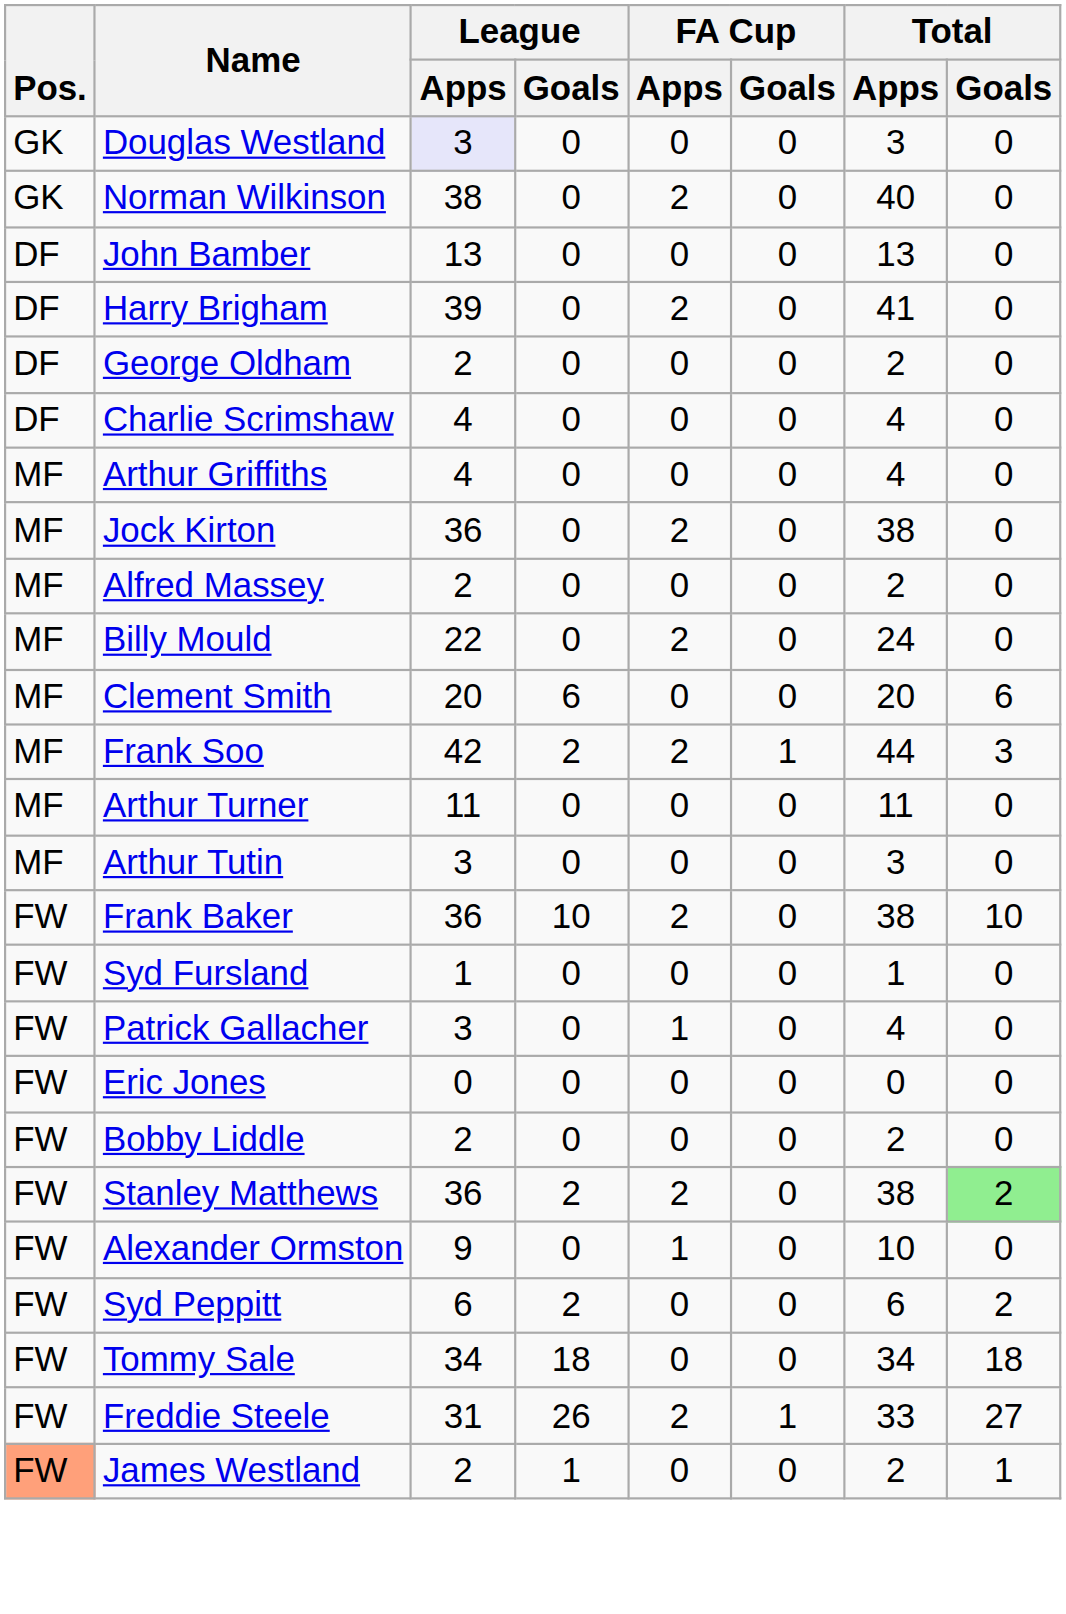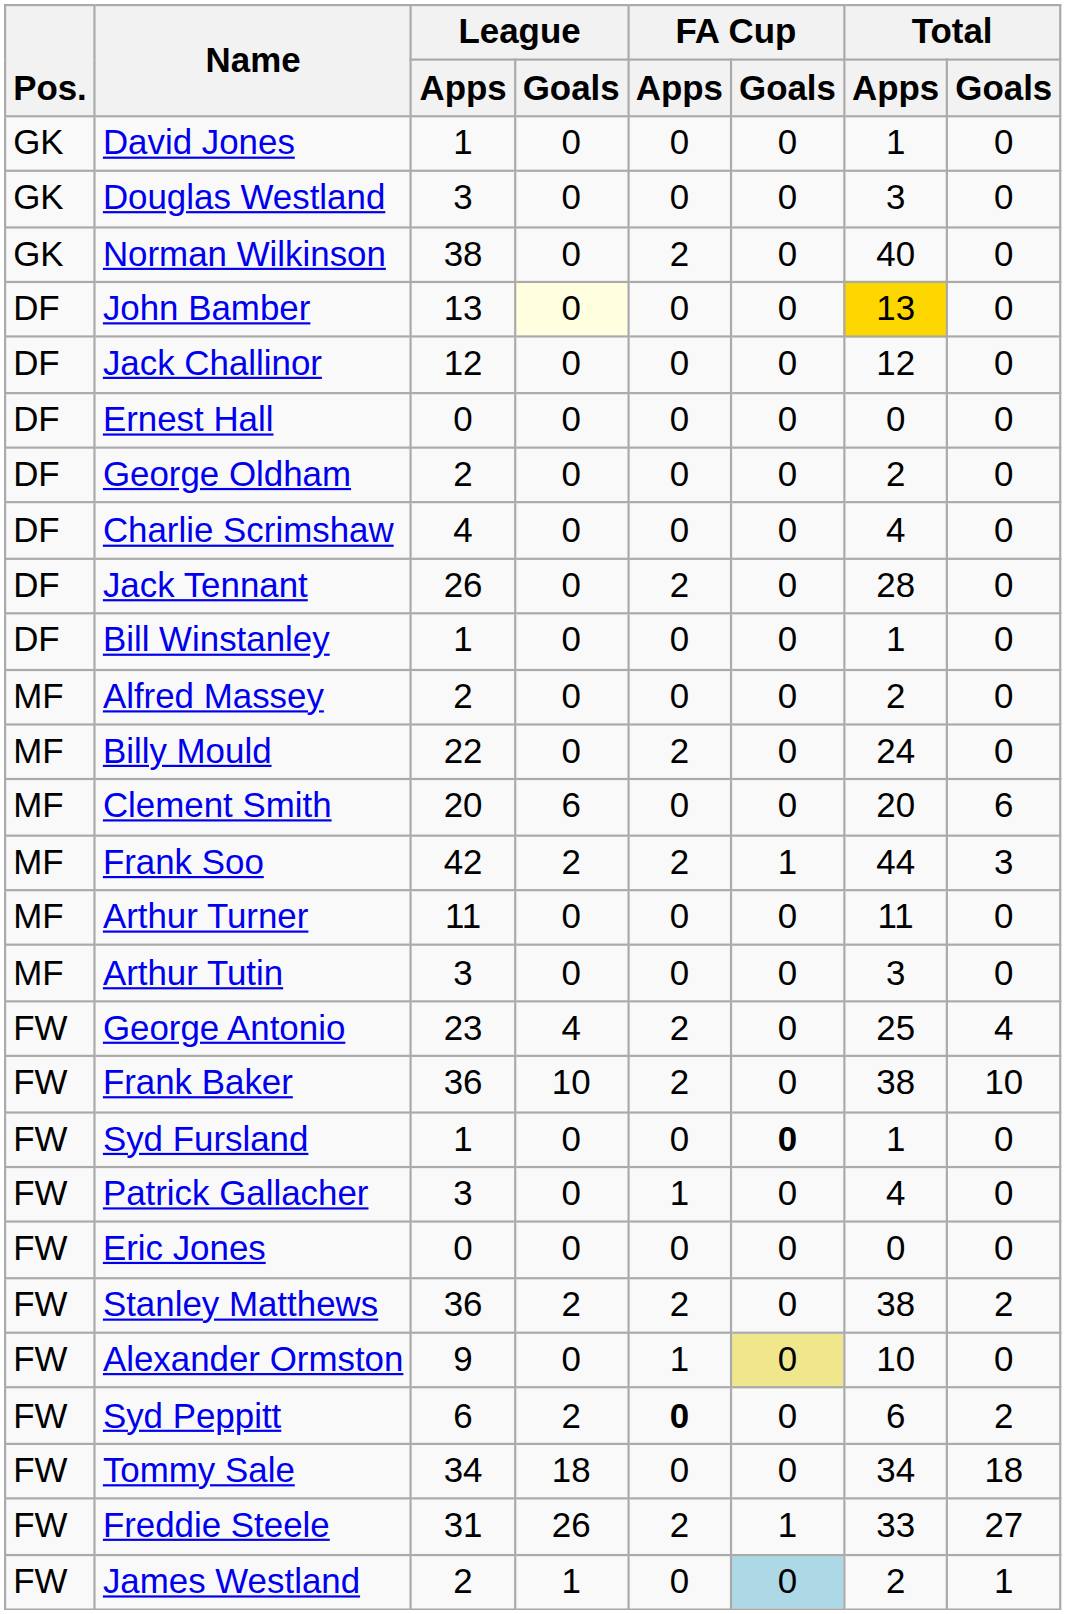+ row: (199, 142)
(463, 142) lavender background -> (463, 198) no background
(571, 253) no background -> (571, 308) lightyellow background
(896, 253) no background -> (896, 308) gold background
- row: (215, 308)
+ row: (212, 364)
+ row: (188, 419)
+ row: (205, 585)
+ row: (216, 640)
- row: (215, 474)
- row: (189, 530)
+ row: (224, 1027)
(788, 972) normal -> (788, 1138) bold
- row: (204, 1138)
(1004, 1193) lightgreen background -> (1004, 1304) no background
(788, 1249) no background -> (788, 1359) khaki background
(679, 1304) normal -> (679, 1415) bold
(40, 1470) lightsalmon background -> (40, 1581) no background
(788, 1470) no background -> (788, 1581) lightblue background
